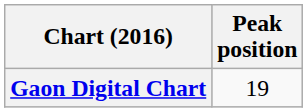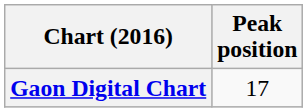(257, 87) 19 -> (257, 87) 17
